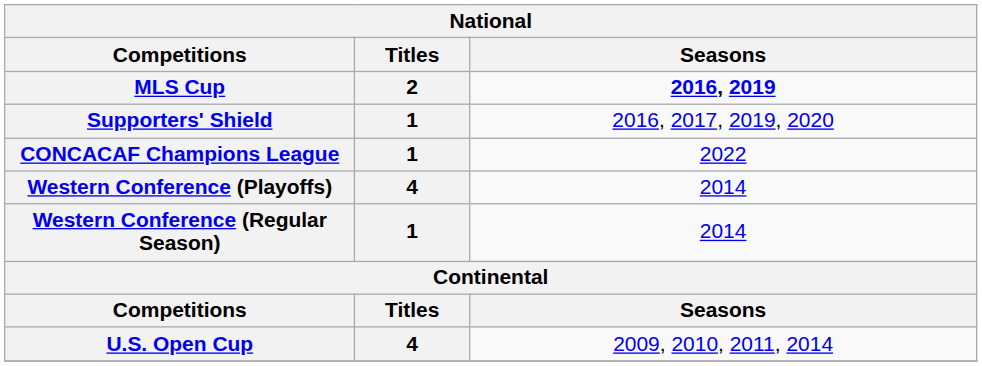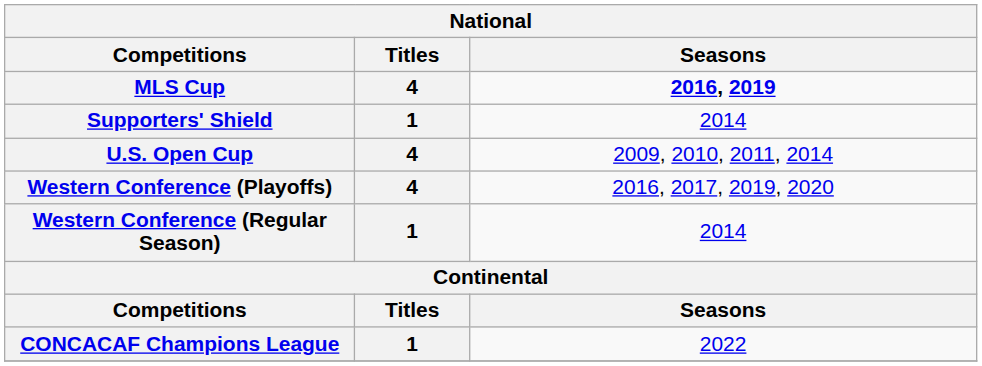(412, 87) 2 -> (412, 87) 4
(723, 120) 2016, 2017, 2019, 2020 -> (723, 120) 2014
rows swapped: (180, 343) <-> (180, 154)
(723, 187) 2014 -> (723, 187) 2016, 2017, 2019, 2020
